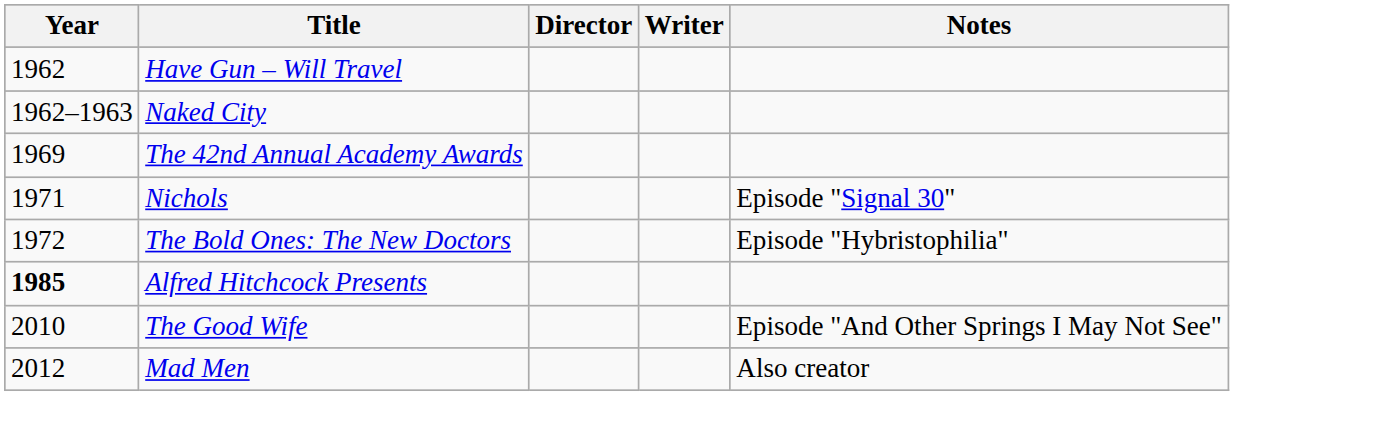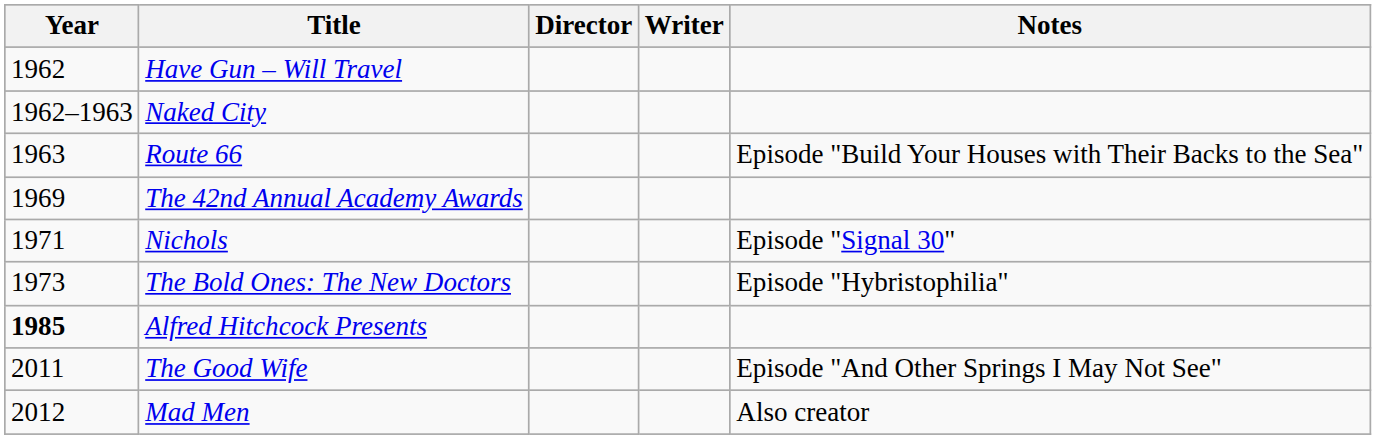+ row: (194, 154)
(38, 240) 1972 -> (38, 283) 1973
(38, 326) 2010 -> (38, 369) 2011
